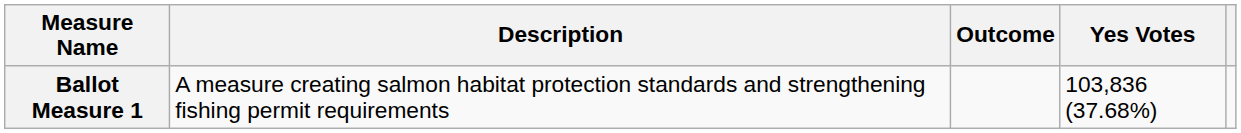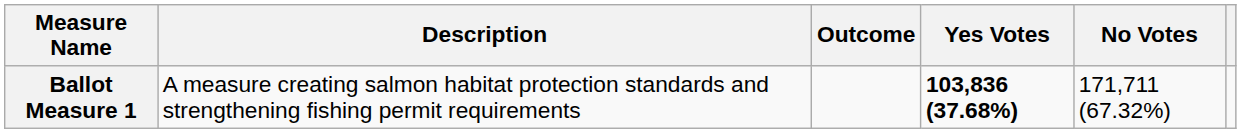+ column: (1149, 35)
(1111, 96) normal -> (972, 96) bold
